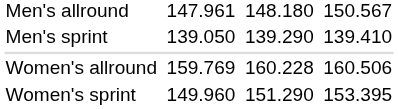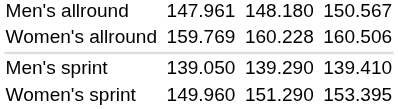rows swapped: (81, 68) <-> (57, 37)
